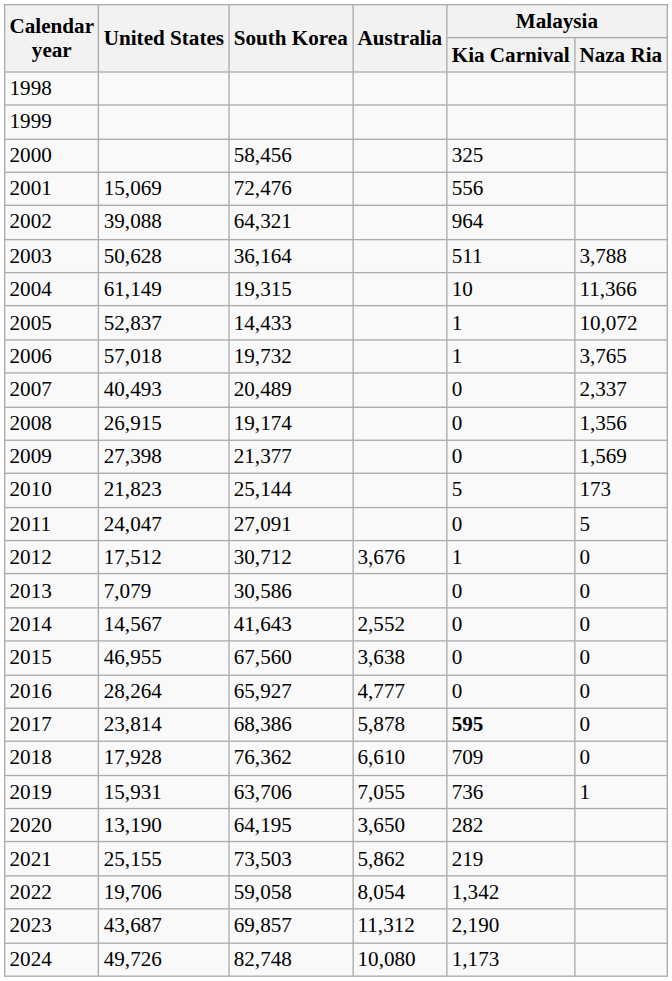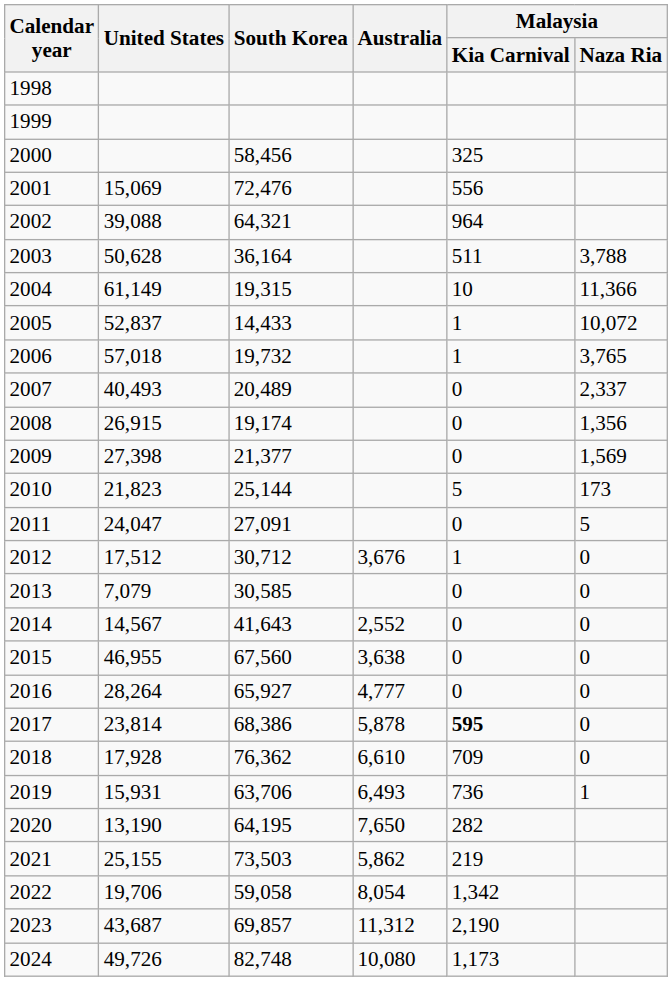(263, 590) 30,586 -> (263, 590) 30,585
(381, 791) 7,055 -> (381, 791) 6,493
(381, 825) 3,650 -> (381, 825) 7,650
